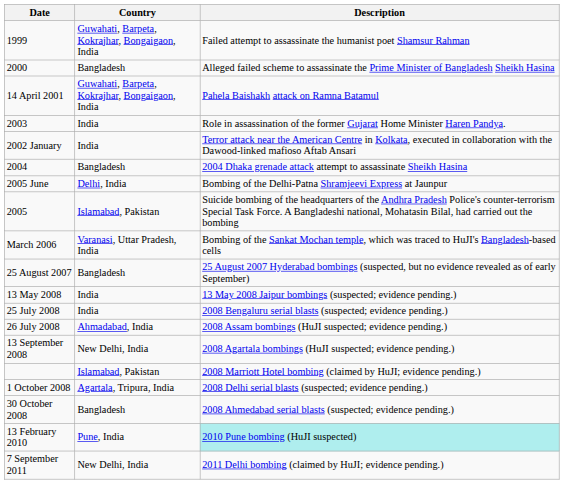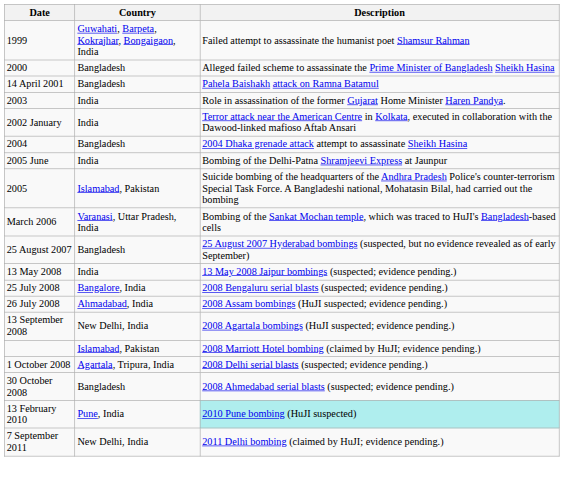(127, 95) Guwahati, Barpeta, Kokrajhar, Bongaigaon, India -> (101, 84) Bangladesh
(102, 183) Delhi, India -> (88, 160) India
(88, 311) India -> (111, 288) Bangalore, India
